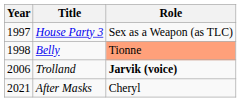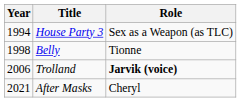(19, 32) 1997 -> (19, 32) 1994
(125, 50) lightsalmon background -> (125, 50) no background
